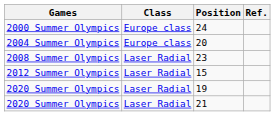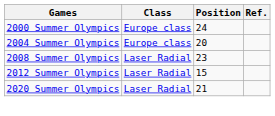- row: (201, 88)
